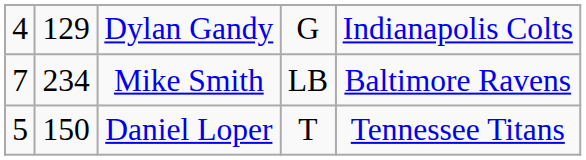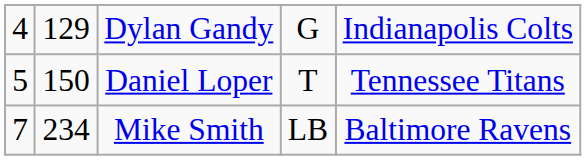rows swapped: (189, 129) <-> (189, 79)
